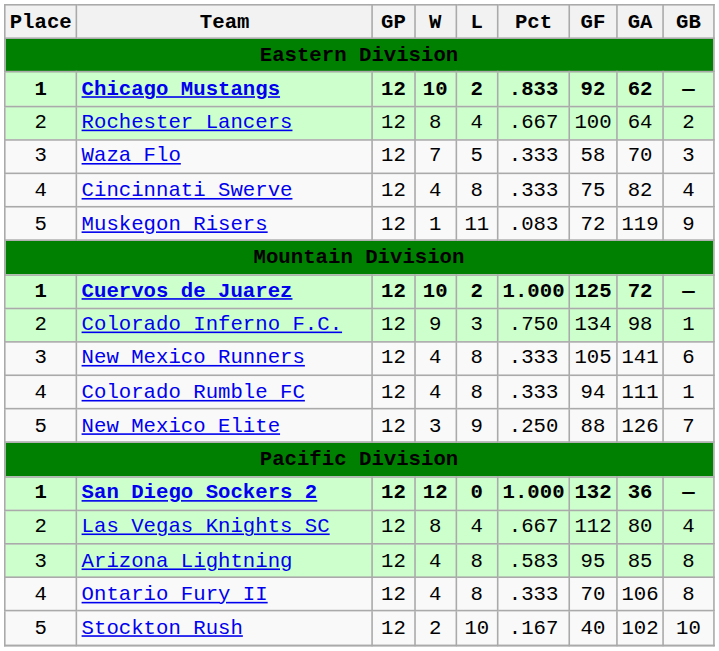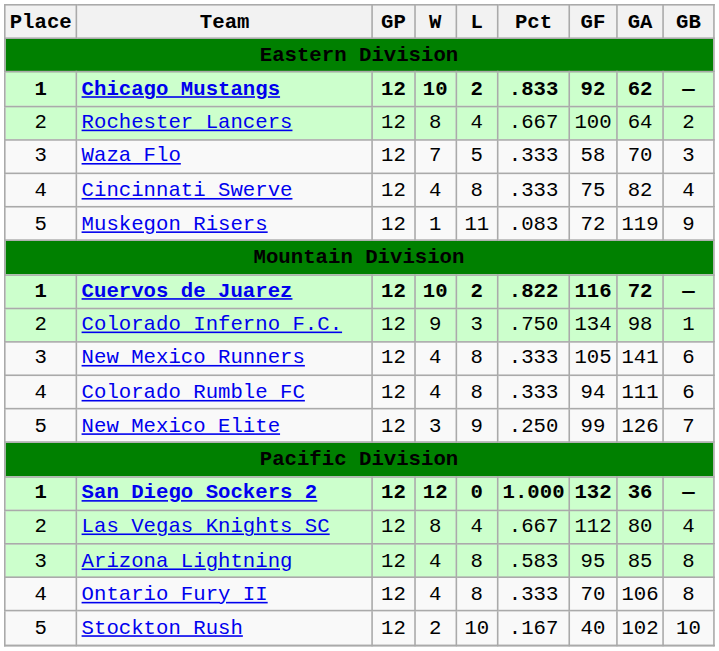(534, 291) 1.000 -> (534, 291) .822
(593, 291) 125 -> (593, 291) 116
(688, 392) 1 -> (688, 392) 6
(593, 426) 88 -> (593, 426) 99
